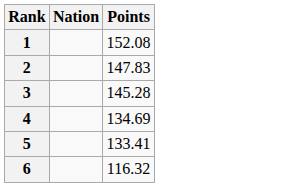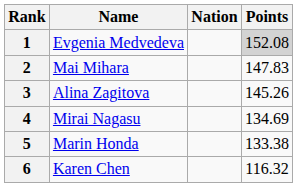+ column: (118, 17)
(129, 42) no background -> (267, 42) lightgrey background
(129, 93) 145.28 -> (267, 93) 145.26
(129, 144) 133.41 -> (267, 144) 133.38
